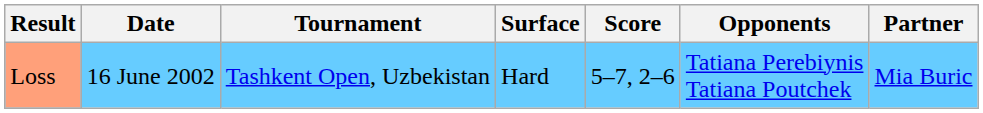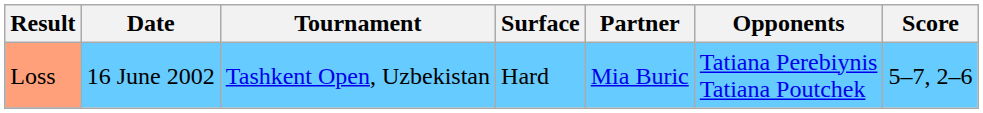columns swapped: (924, 23) <-> (633, 23)
